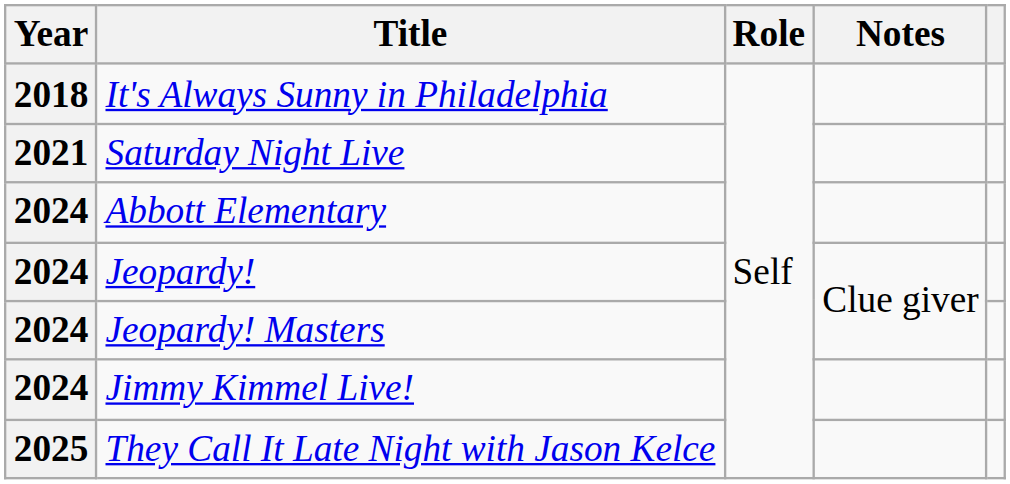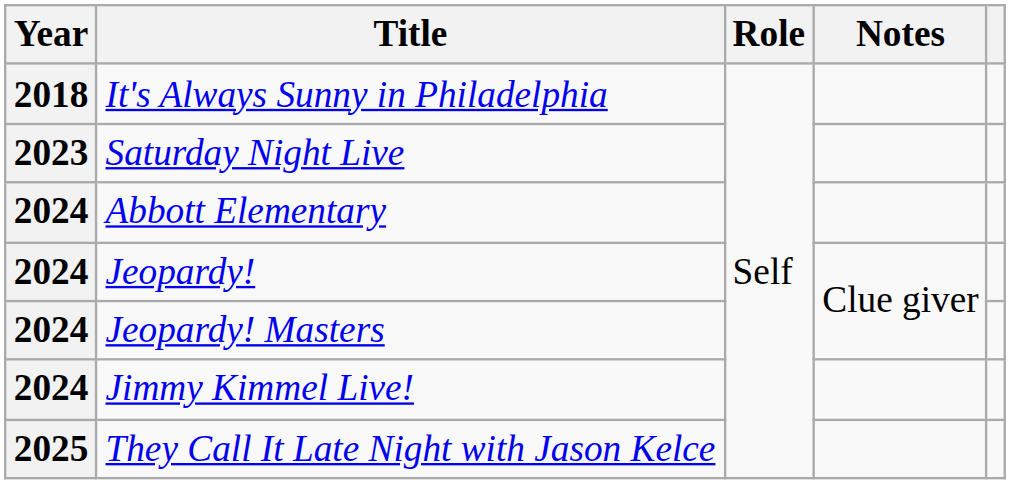(51, 152) 2021 -> (51, 152) 2023
